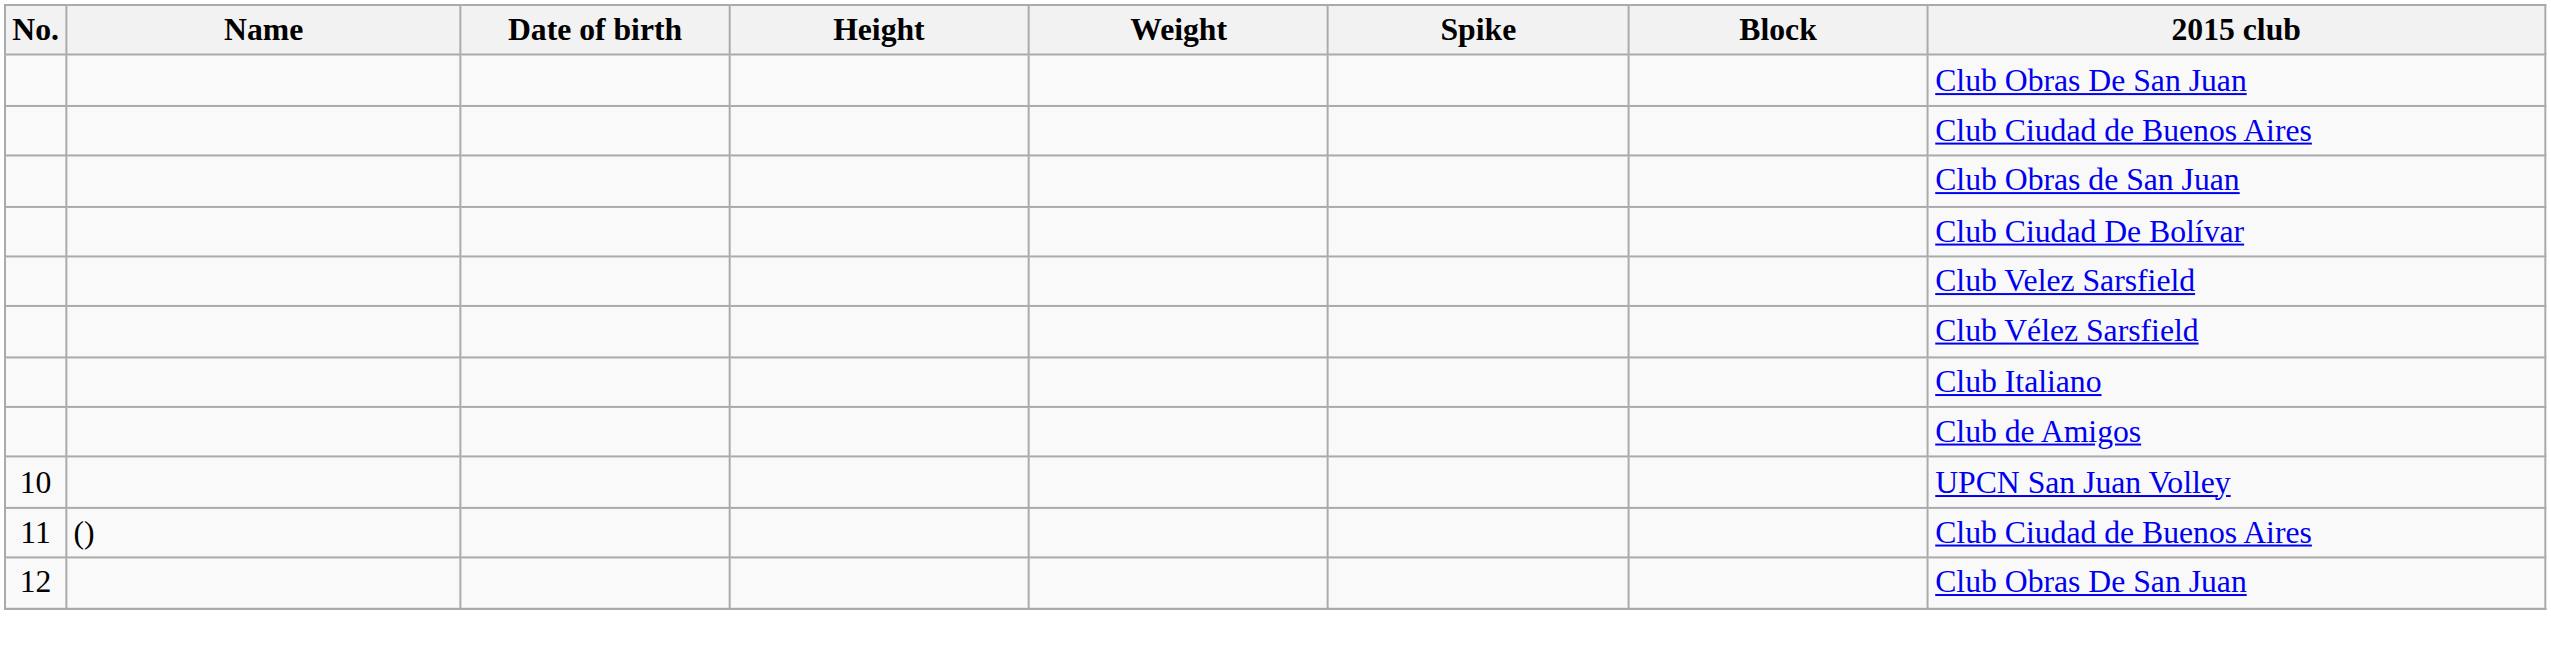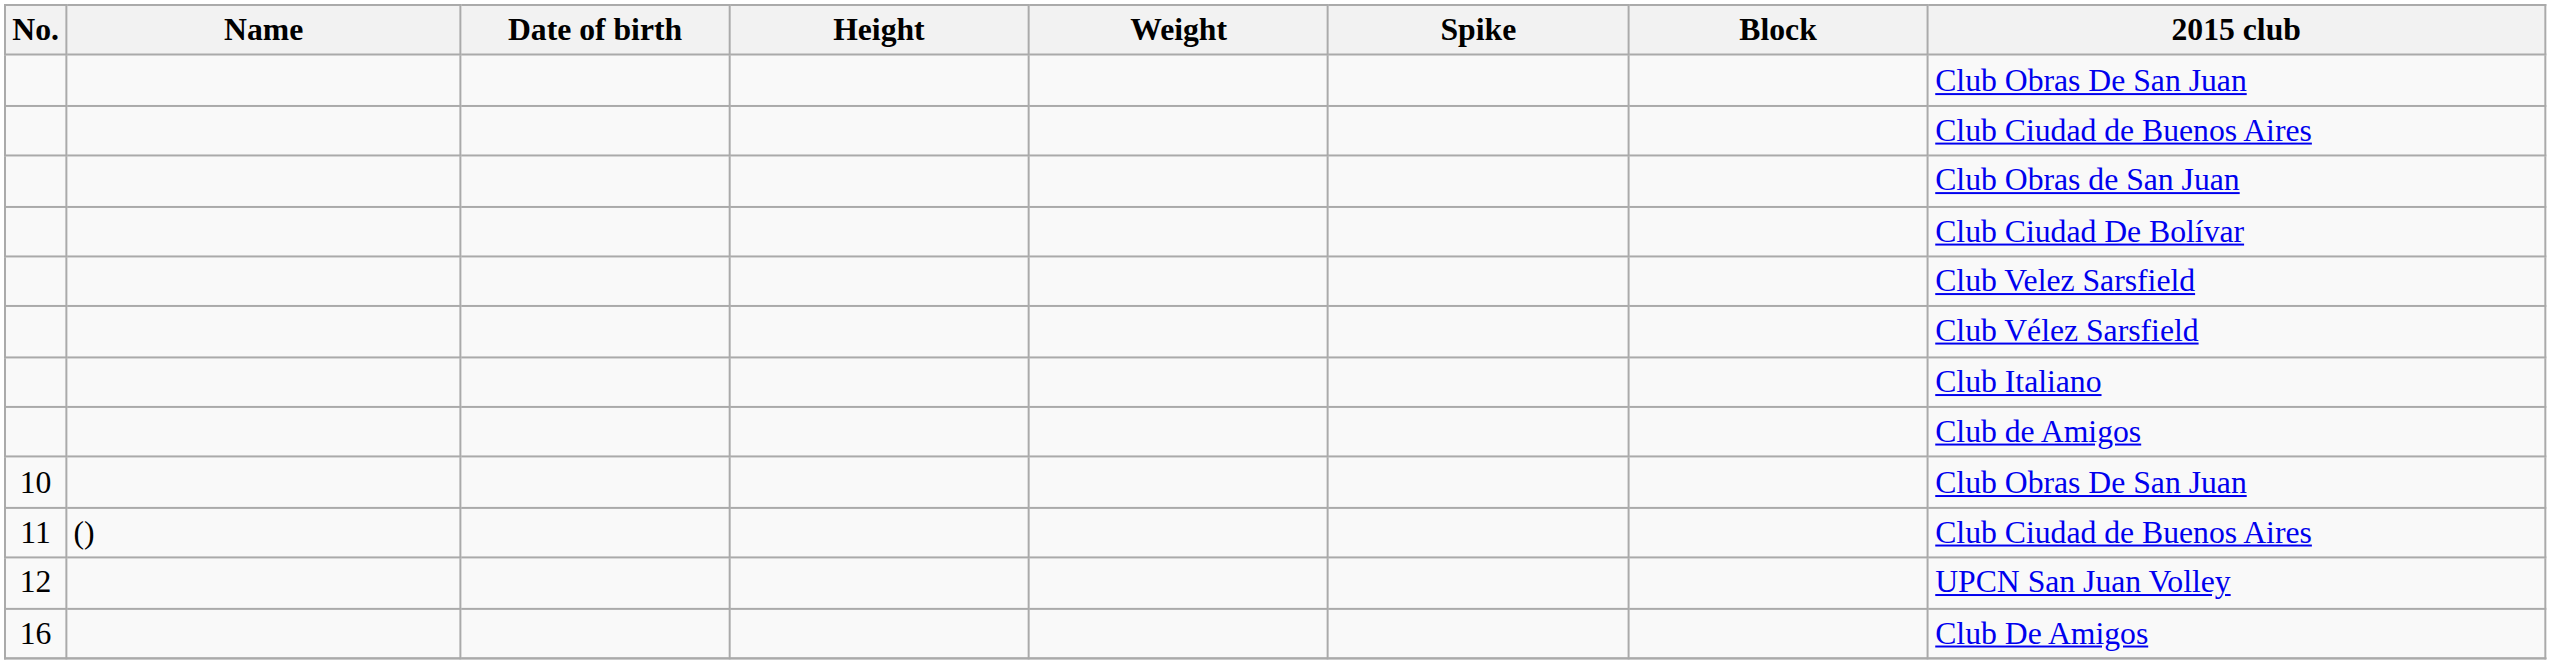(2083, 481) UPCN San Juan Volley -> (2091, 481) Club Obras De San Juan
(2091, 582) Club Obras De San Juan -> (2083, 582) UPCN San Juan Volley
+ row: (36, 632)
